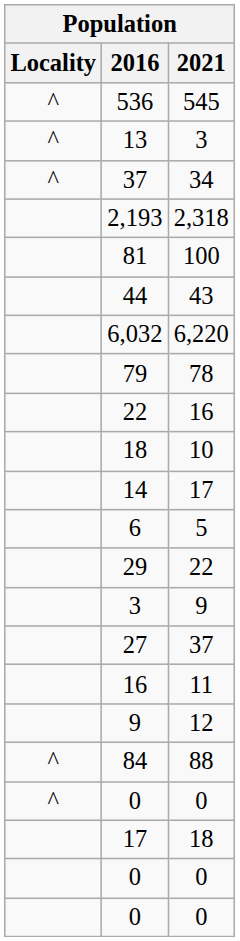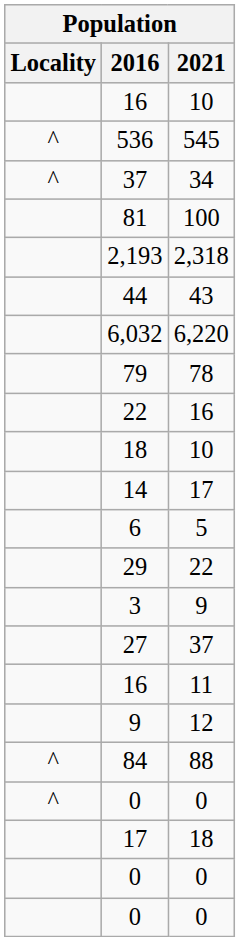+ row: (135, 101)
- row: (135, 140)
rows swapped: (135, 218) <-> (135, 256)
